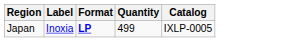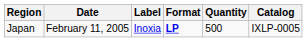+ column: (88, 12)
(126, 28) 499 -> (214, 28) 500
